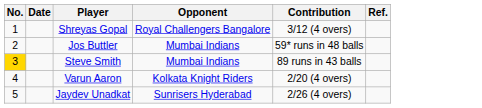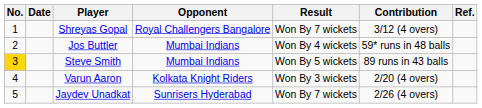+ column: (316, 12)
